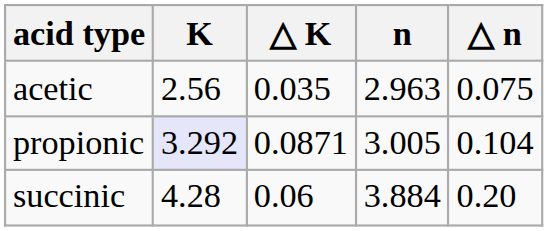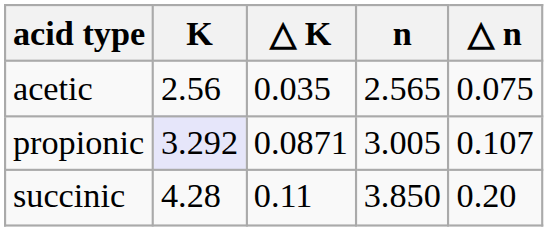(402, 88) 2.963 -> (402, 88) 2.565
(495, 142) 0.104 -> (495, 142) 0.107
(284, 196) 0.06 -> (283, 196) 0.11
(402, 196) 3.884 -> (402, 196) 3.850
